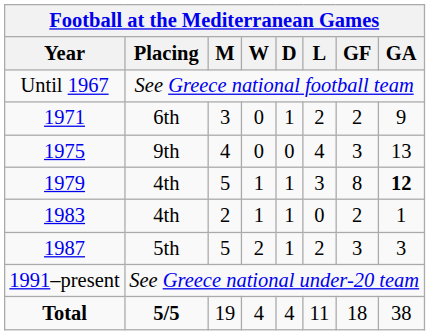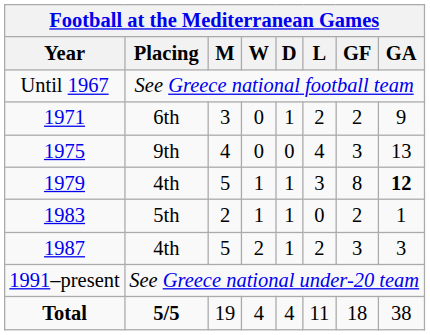(166, 215) 4th -> (166, 215) 5th
(166, 248) 5th -> (166, 248) 4th
